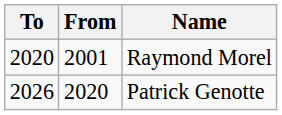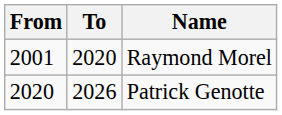columns swapped: (90, 22) <-> (32, 22)
